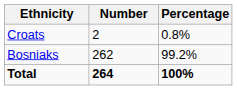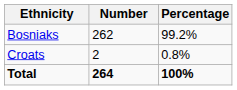rows swapped: (33, 54) <-> (26, 34)
